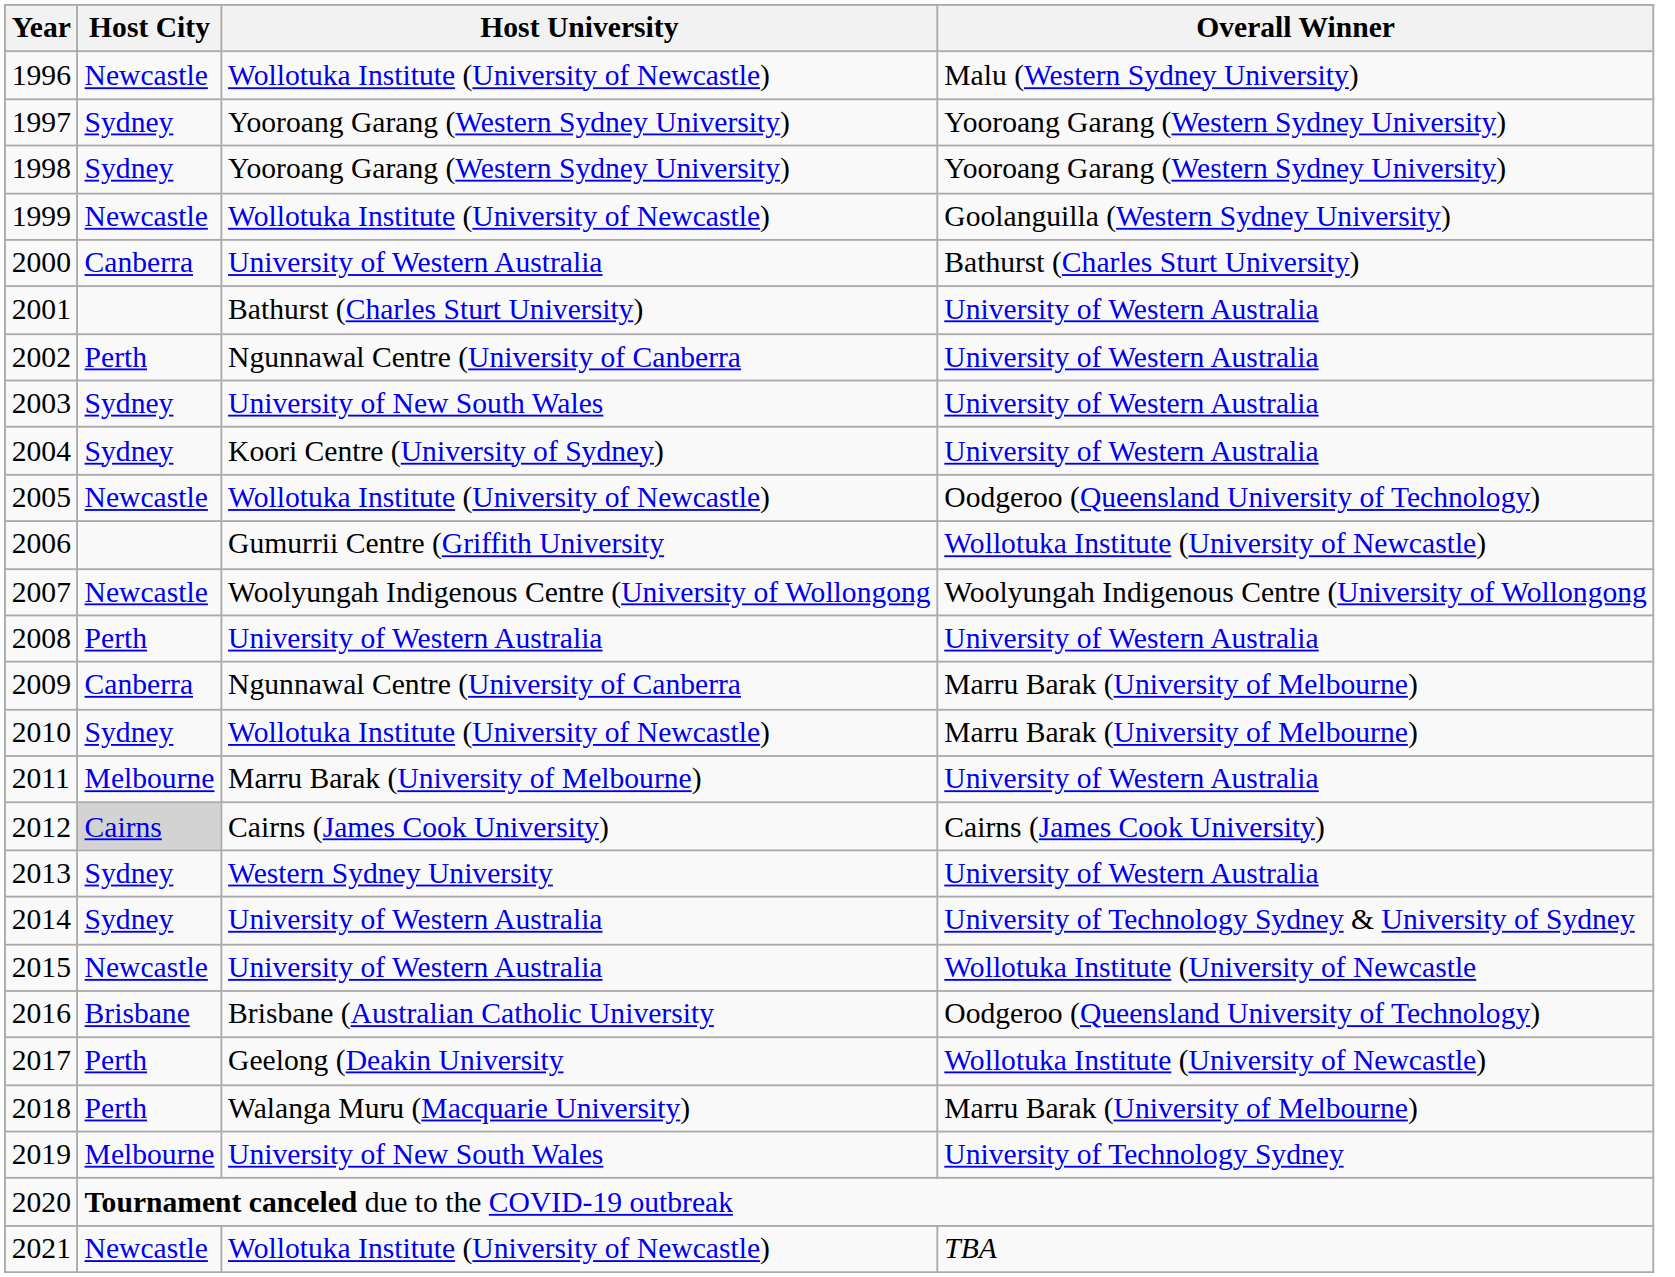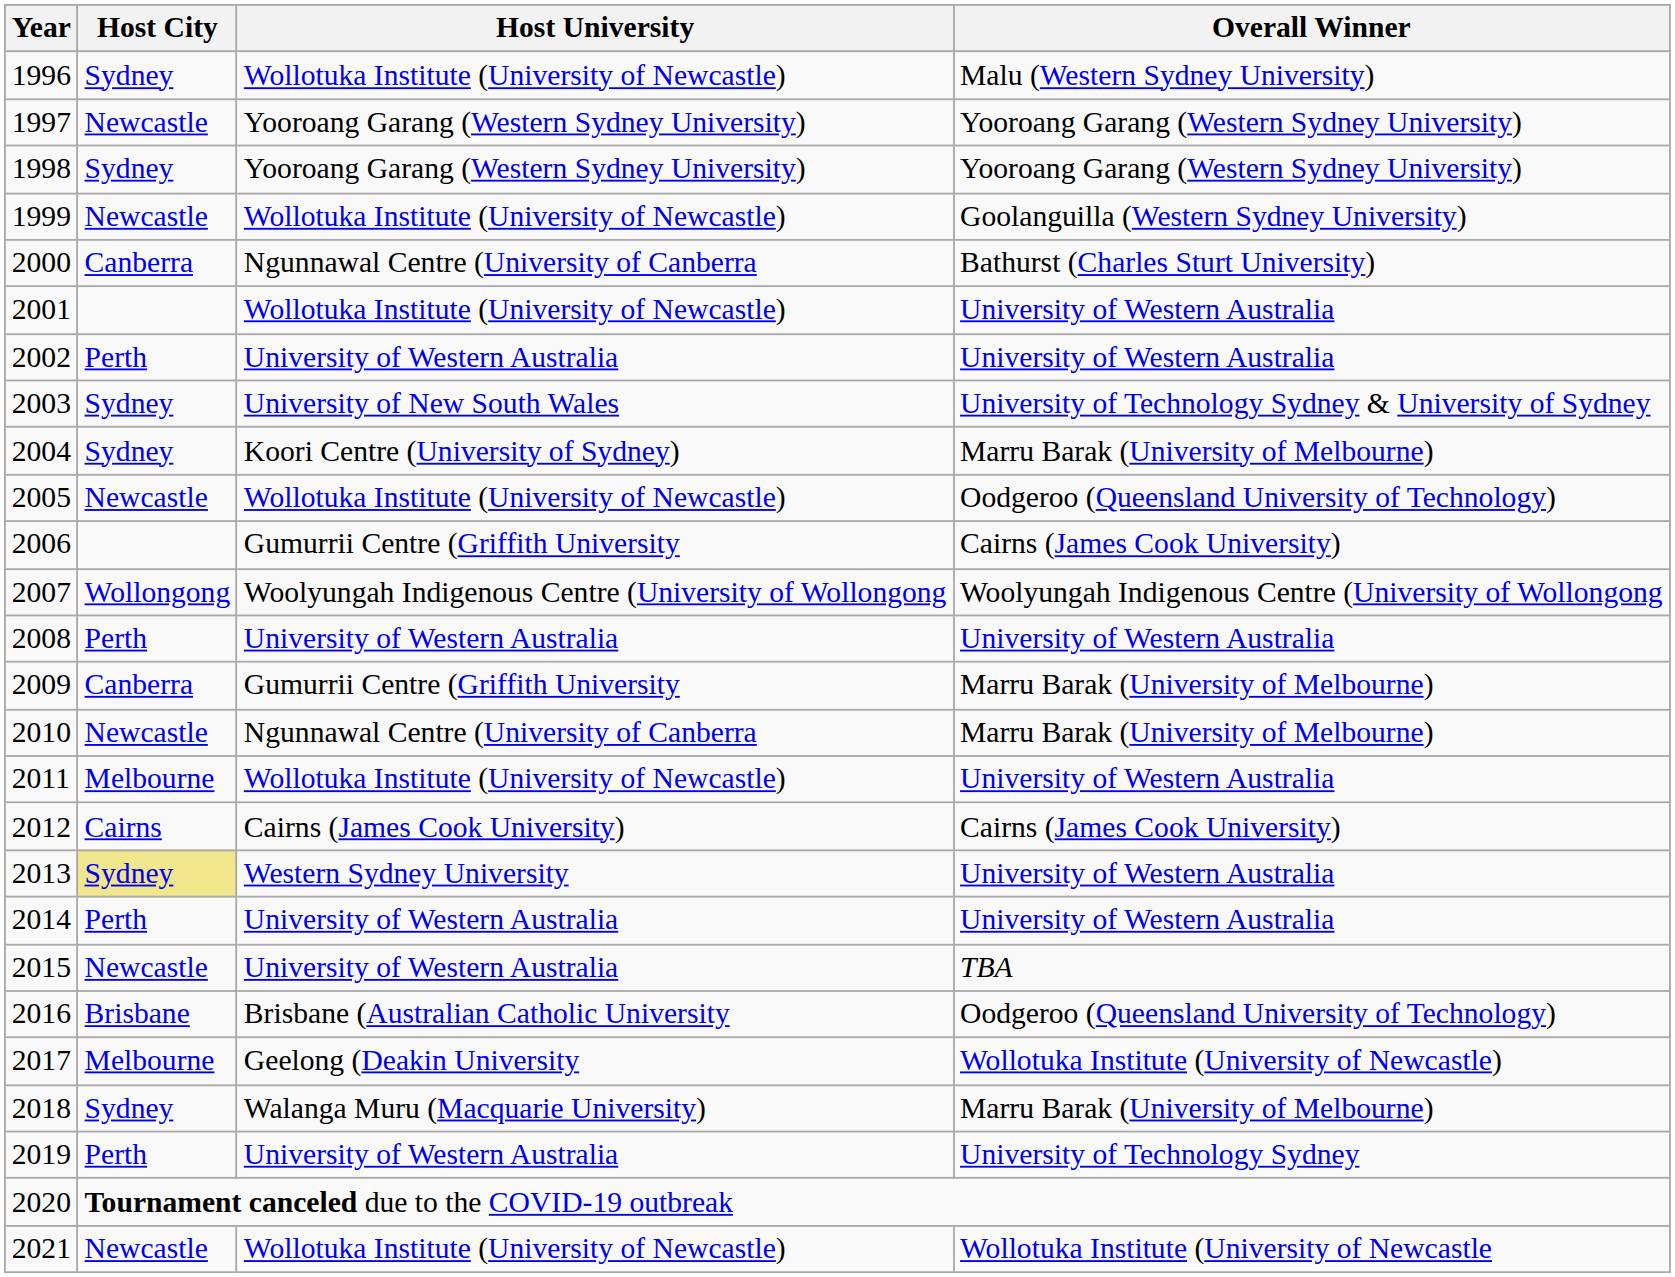(146, 74) Newcastle -> (129, 74) Sydney
(129, 121) Sydney -> (146, 121) Newcastle
(415, 262) University of Western Australia -> (500, 262) Ngunnawal Centre (University of Canberra
(436, 309) Bathurst (Charles Sturt University) -> (515, 309) Wollotuka Institute (University of Newcastle)
(485, 356) Ngunnawal Centre (University of Canberra -> (431, 356) University of Western Australia
(1131, 403) University of Western Australia -> (1305, 403) University of Technology Sydney & University of Sydney
(1131, 450) University of Western Australia -> (1197, 450) Marru Barak (University of Melbourne)
(1215, 544) Wollotuka Institute (University of Newcastle) -> (1150, 544) Cairns (James Cook University)
(146, 591) Newcastle -> (157, 591) Wollongong
(485, 685) Ngunnawal Centre (University of Canberra -> (462, 685) Gumurrii Centre (Griffith University
(129, 732) Sydney -> (146, 732) Newcastle
(499, 732) Wollotuka Institute (University of Newcastle) -> (500, 732) Ngunnawal Centre (University of Canberra
(465, 779) Marru Barak (University of Melbourne) -> (515, 779) Wollotuka Institute (University of Newcastle)
(123, 826) lightgrey background -> (123, 826) no background
(129, 872) no background -> (129, 872) khaki background
(129, 919) Sydney -> (116, 919) Perth
(1290, 919) University of Technology Sydney & University of Sydney -> (1147, 919) University of Western Australia
(1210, 966) Wollotuka Institute (University of Newcastle -> (986, 966) TBA
(116, 1060) Perth -> (150, 1060) Melbourne
(116, 1107) Perth -> (129, 1107) Sydney
(150, 1154) Melbourne -> (116, 1154) Perth
(416, 1154) University of New South Wales -> (431, 1154) University of Western Australia
(971, 1248) TBA -> (1226, 1248) Wollotuka Institute (University of Newcastle
